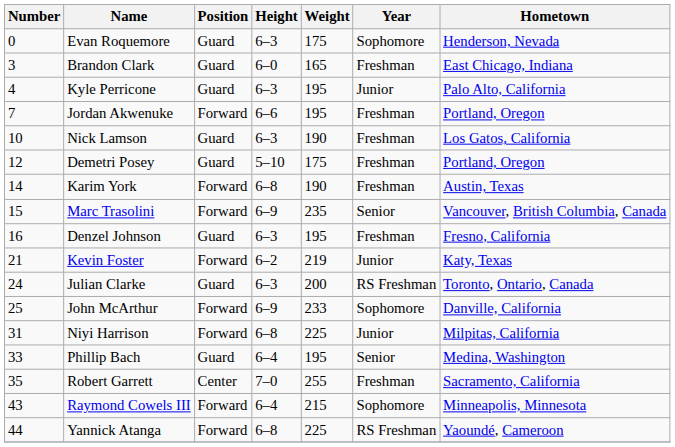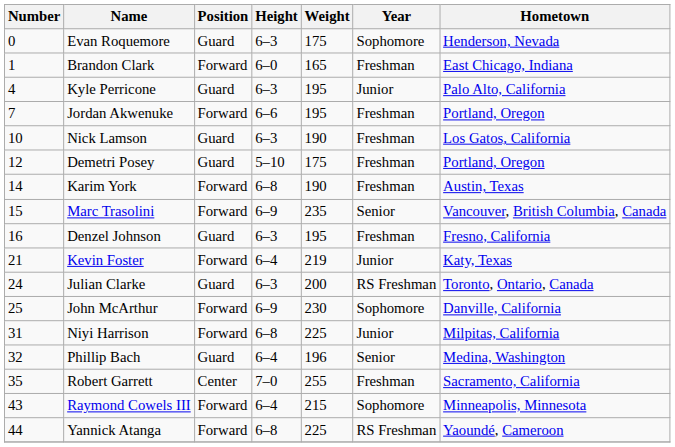(12, 65) 3 -> (12, 65) 1
(216, 65) Guard -> (223, 65) Forward
(266, 259) 6–2 -> (266, 259) 6–4
(316, 308) 233 -> (316, 308) 230
(15, 357) 33 -> (15, 357) 32
(316, 357) 195 -> (316, 357) 196
